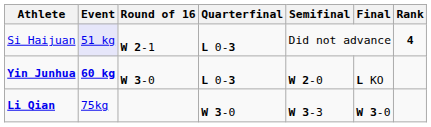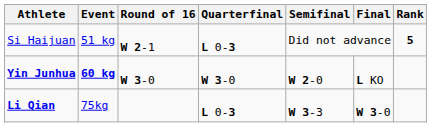(98, 40) lavender background -> (98, 40) no background
(410, 40) 4 -> (410, 40) 5
(218, 79) L 0-3 -> (218, 79) W 3-0
(218, 112) W 3-0 -> (218, 112) L 0-3
